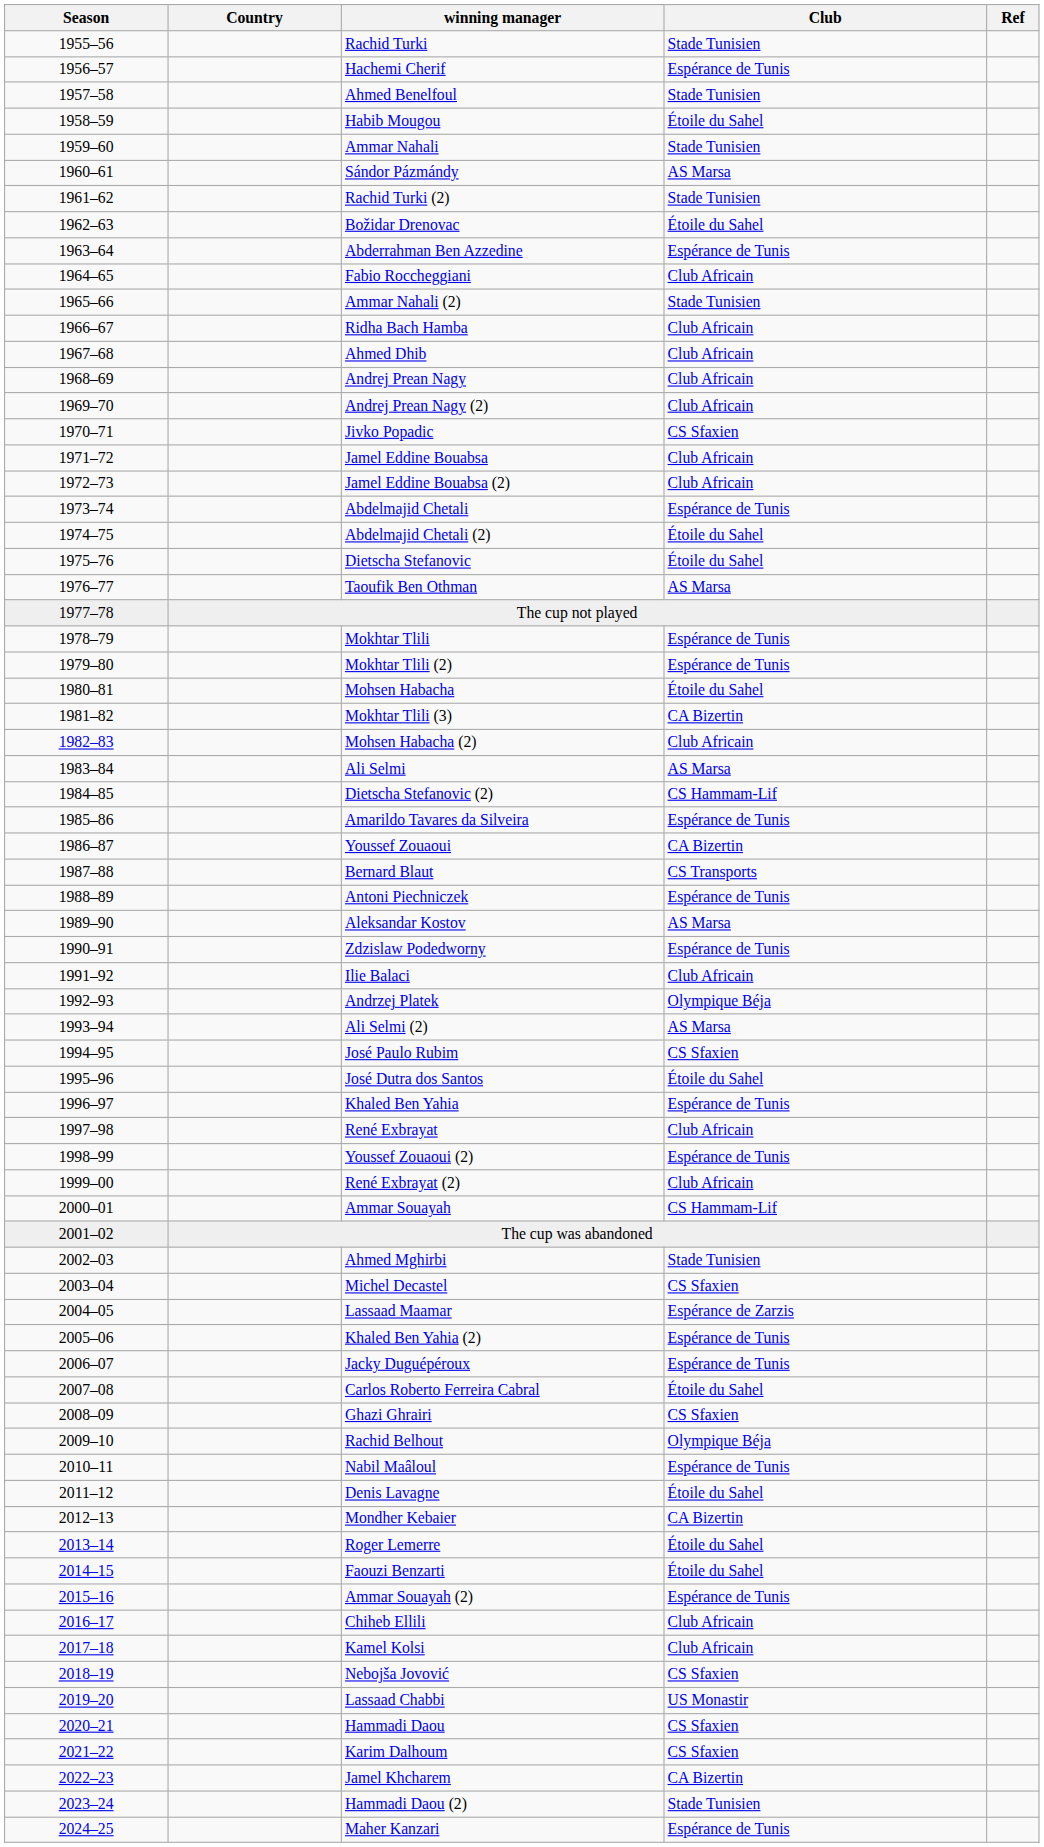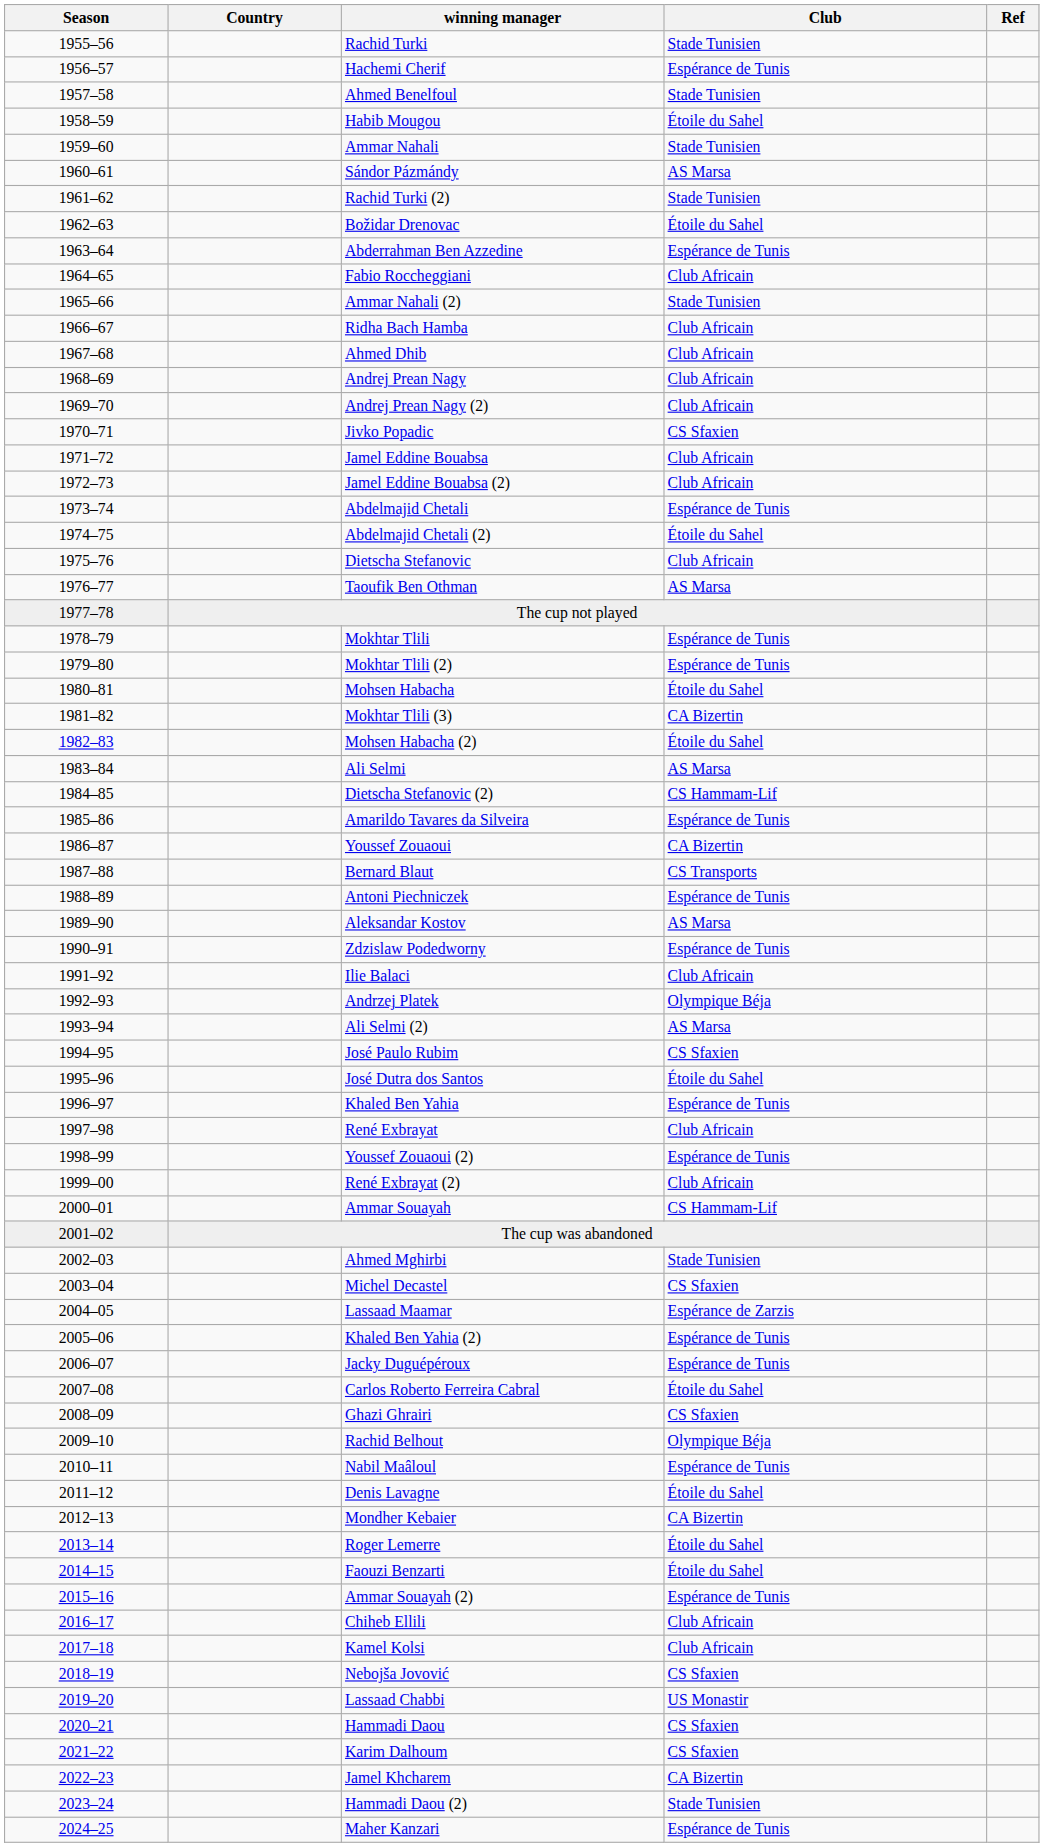(716, 561) Étoile du Sahel -> (711, 561) Club Africain
(711, 742) Club Africain -> (716, 742) Étoile du Sahel
